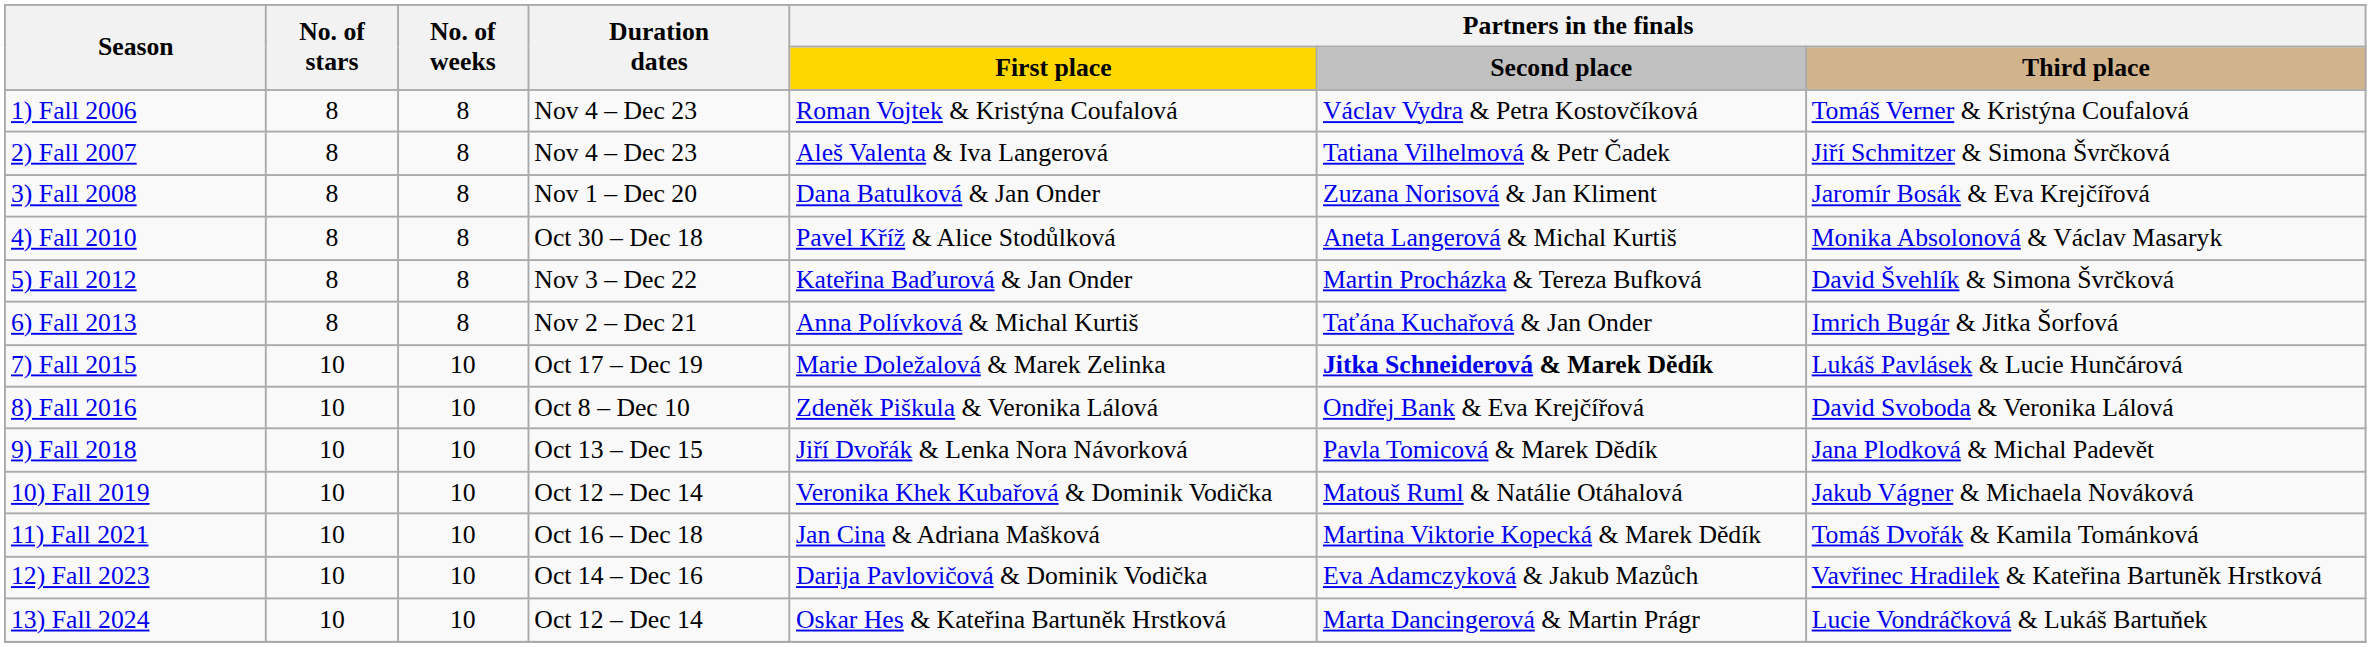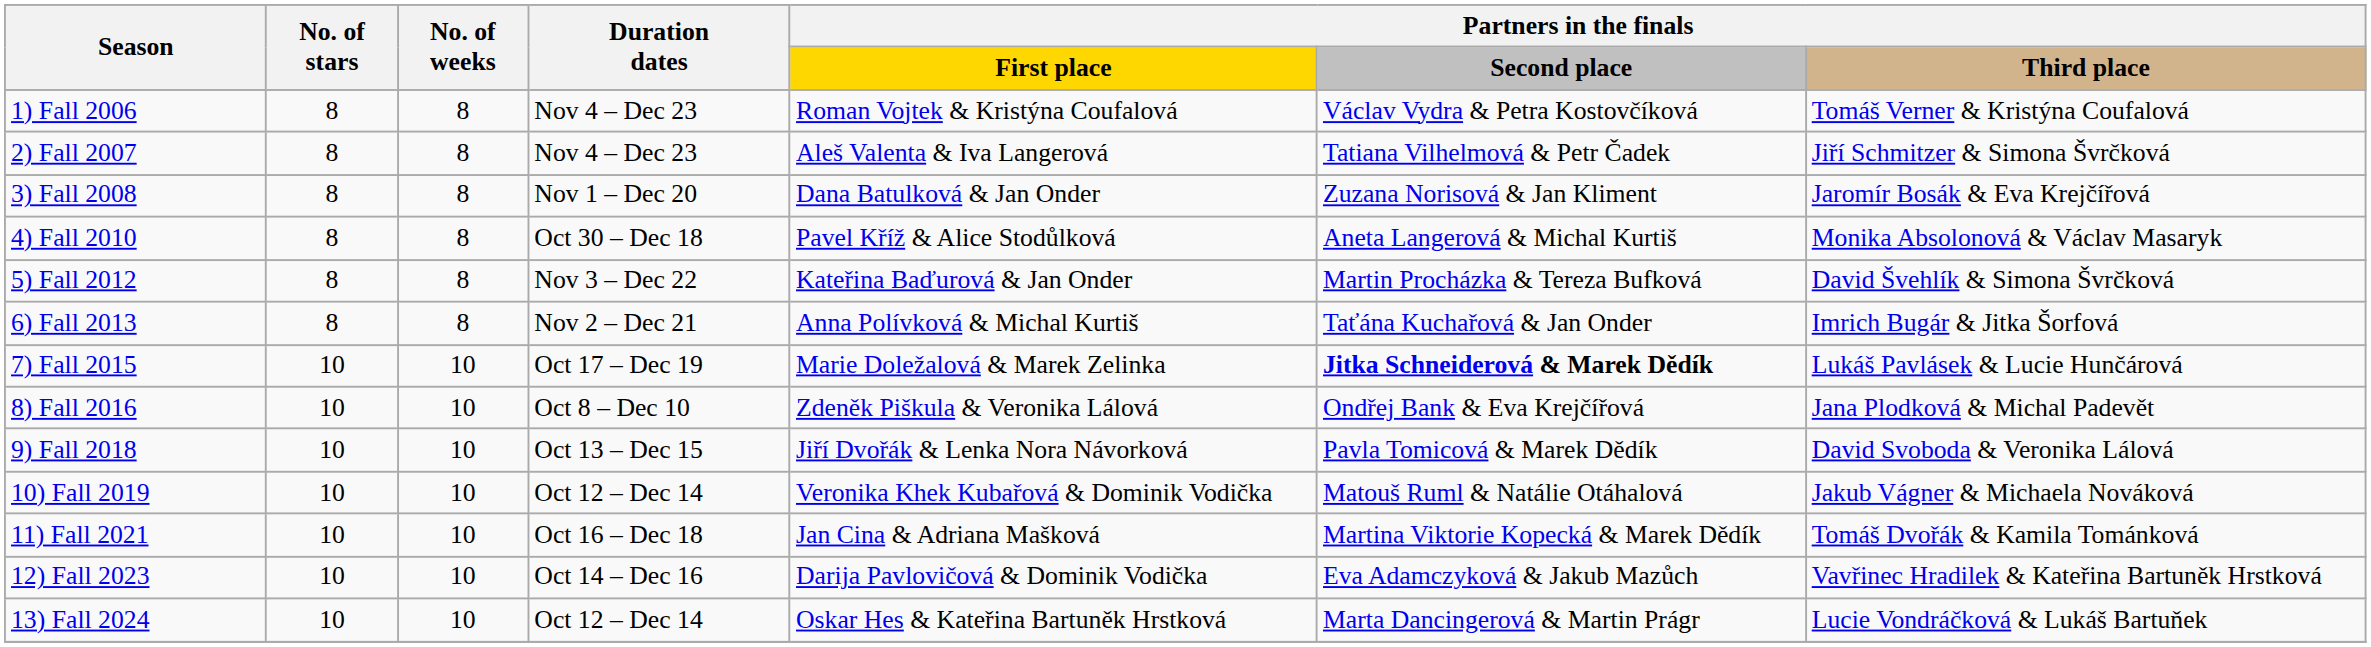(1993, 406) David Svoboda & Veronika Lálová -> (1983, 406) Jana Plodková & Michal Padevět
(1983, 449) Jana Plodková & Michal Padevět -> (1993, 449) David Svoboda & Veronika Lálová
